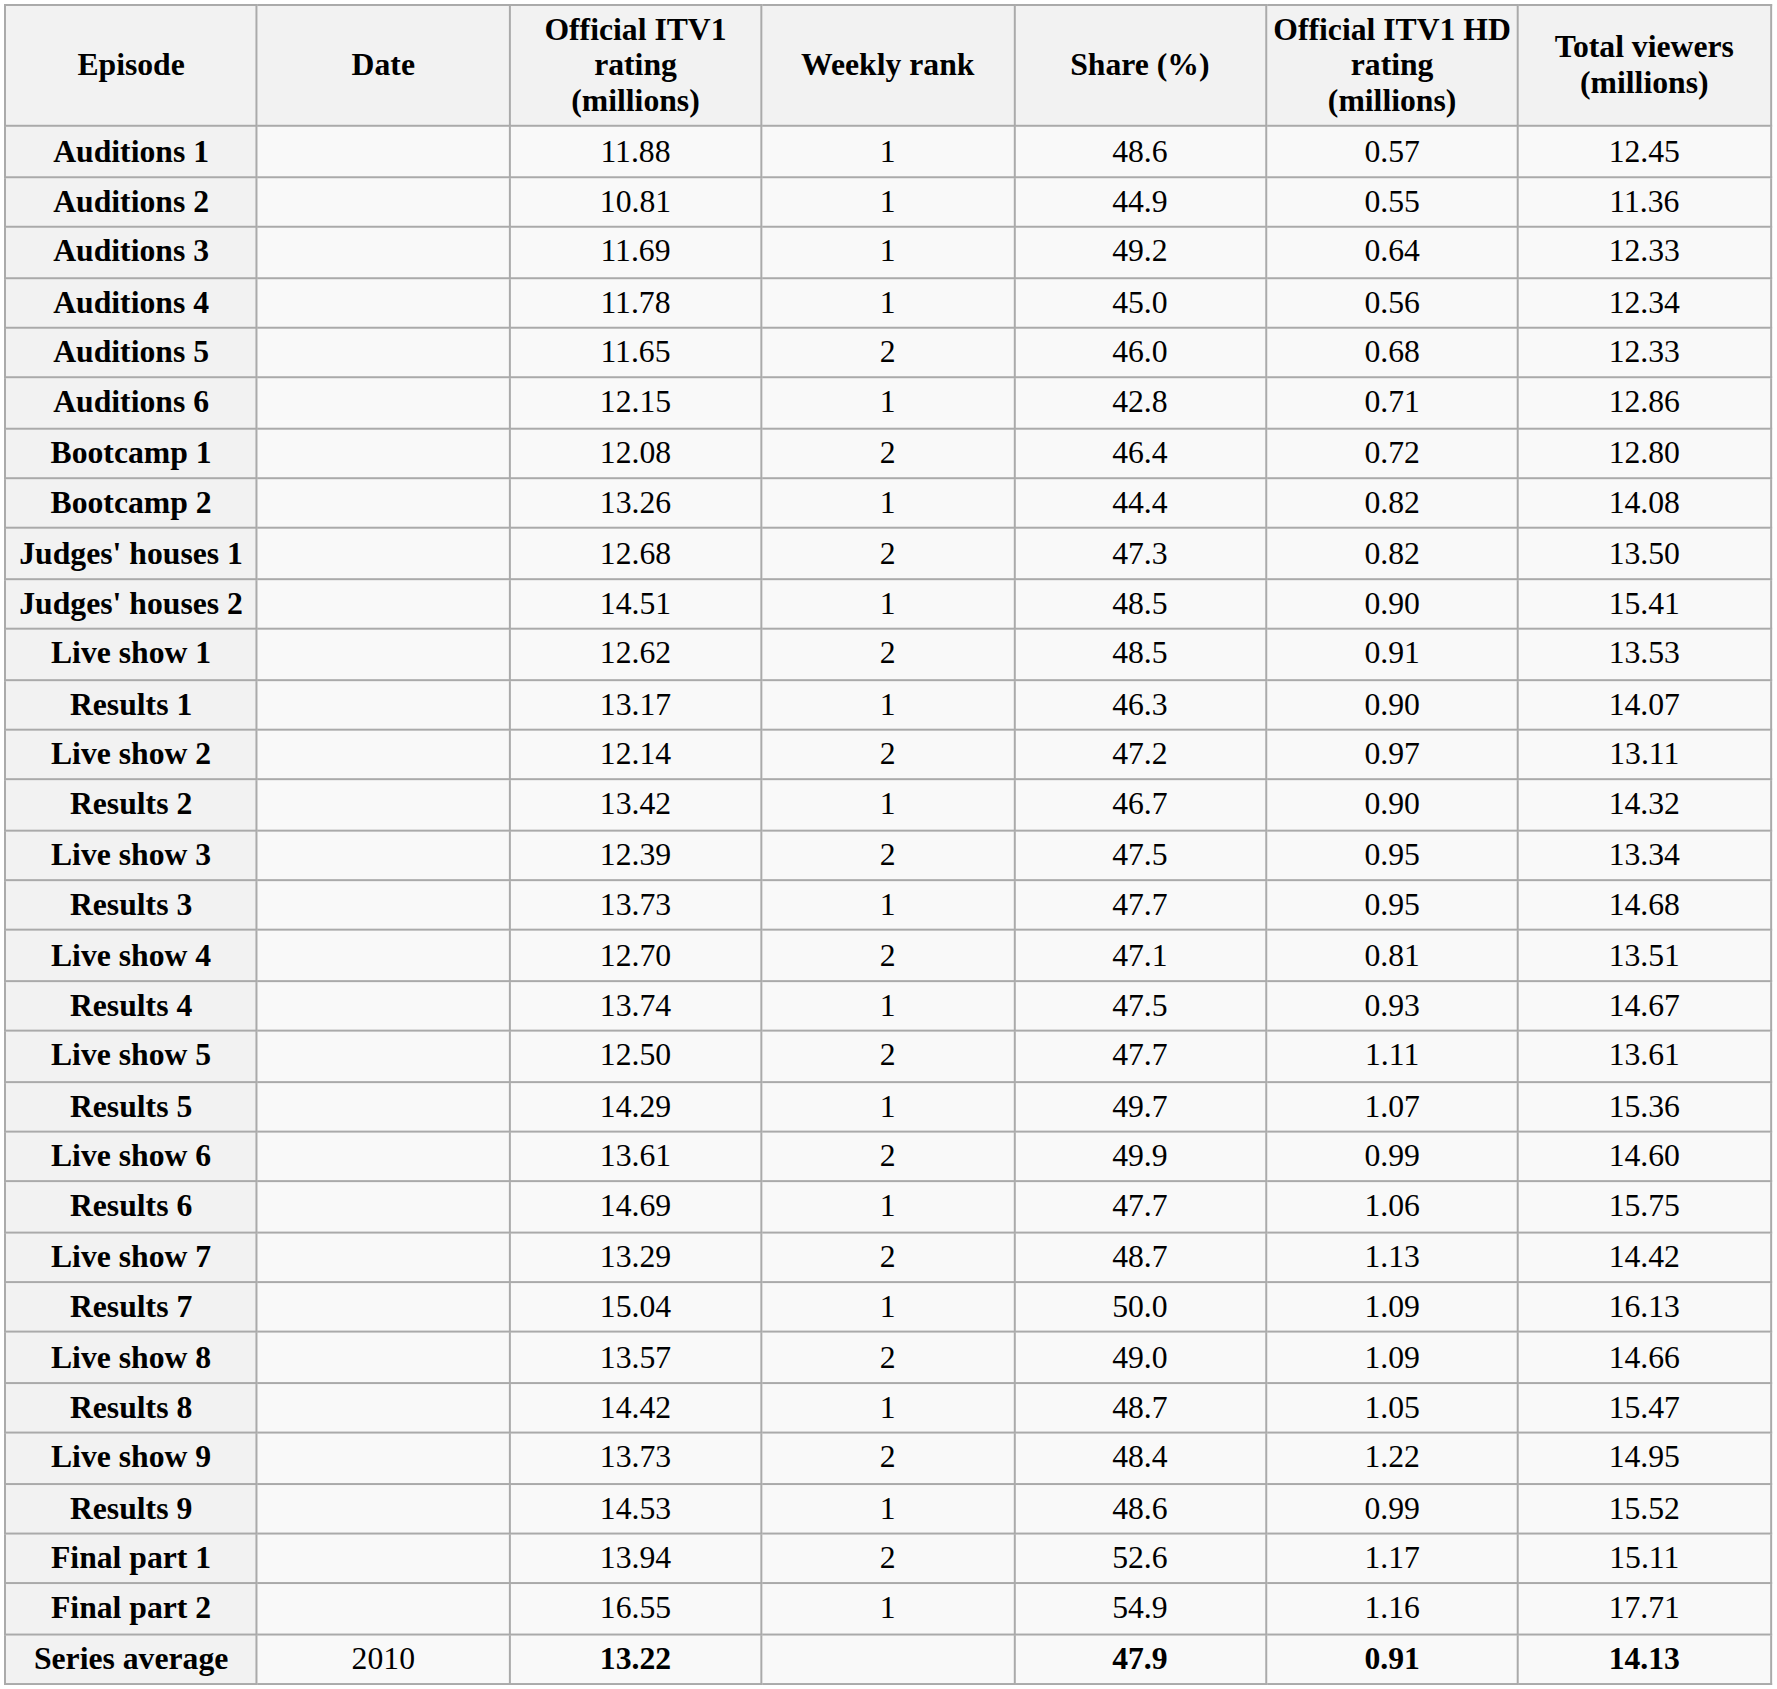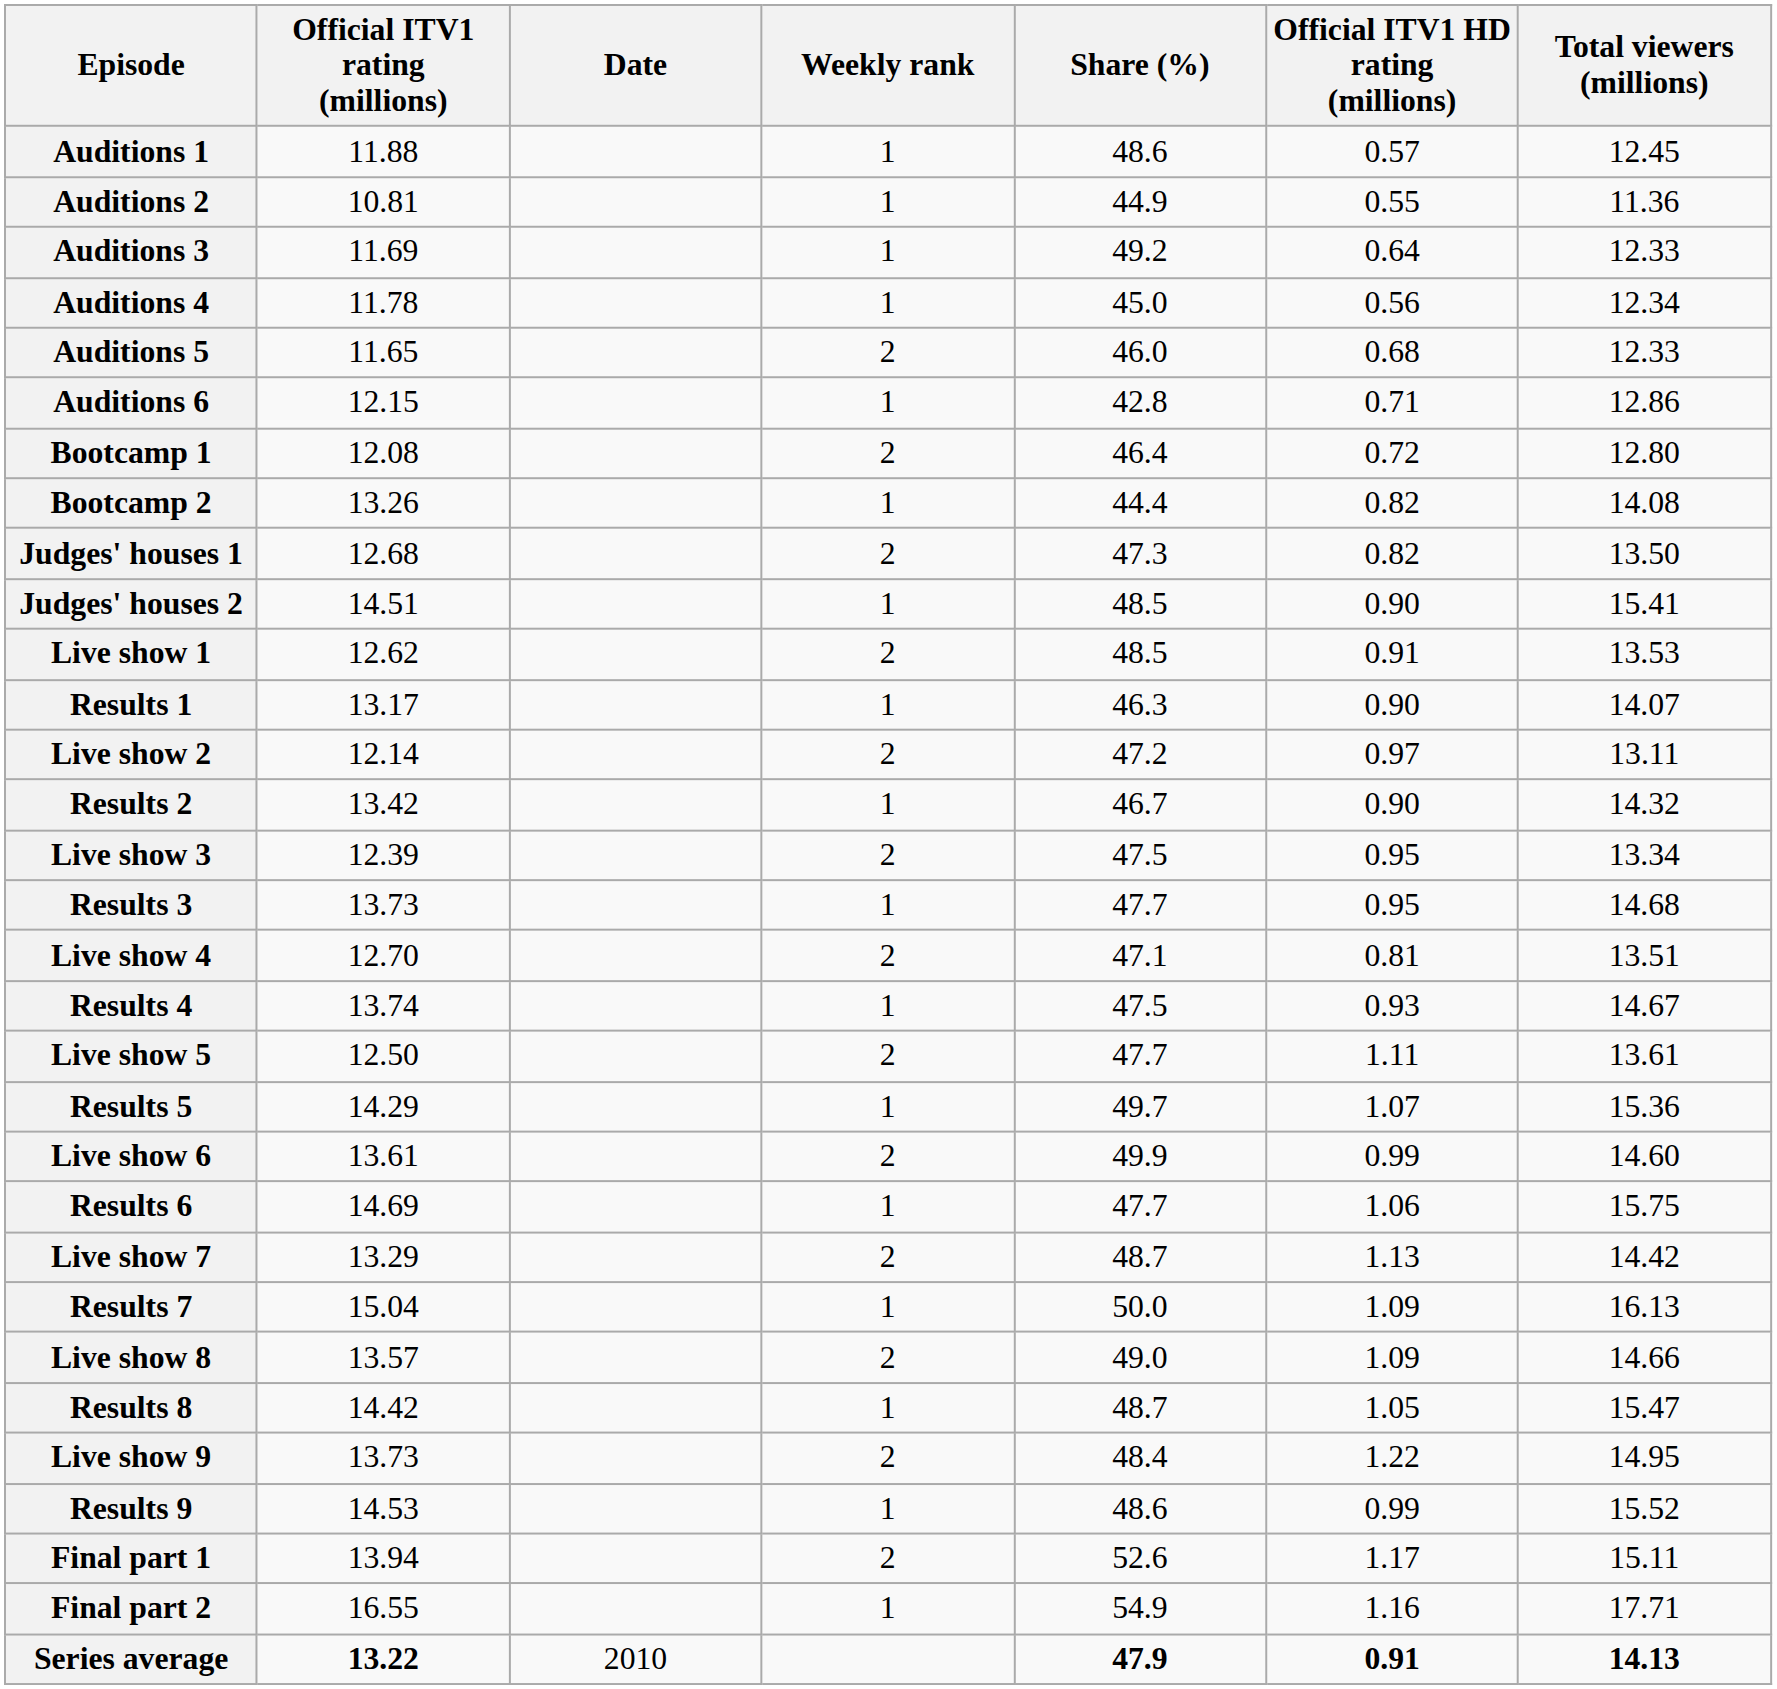columns swapped: (383, 65) <-> (635, 65)
